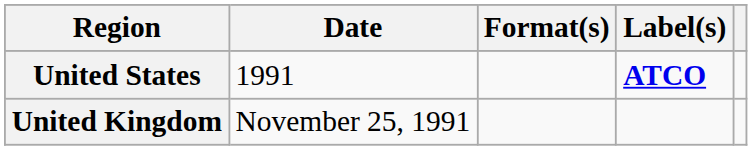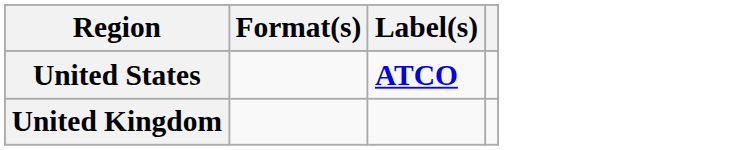- column: (353, 27)
